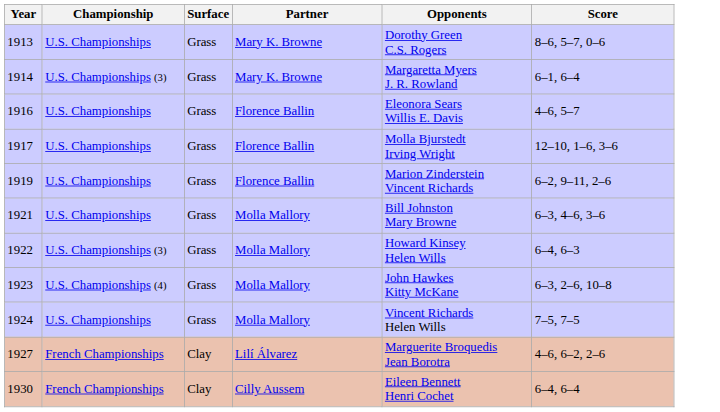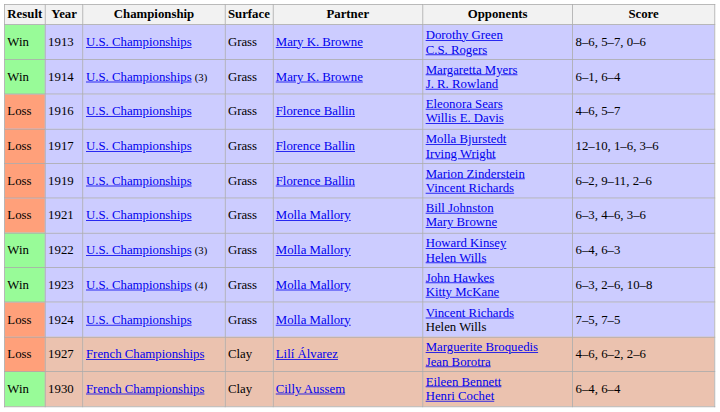+ column: (25, 14)
